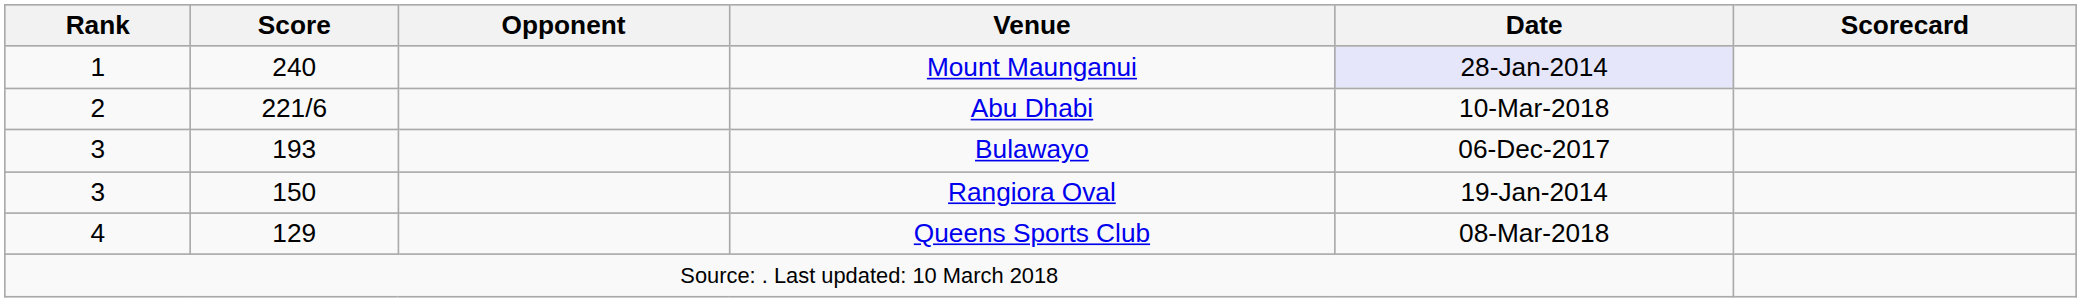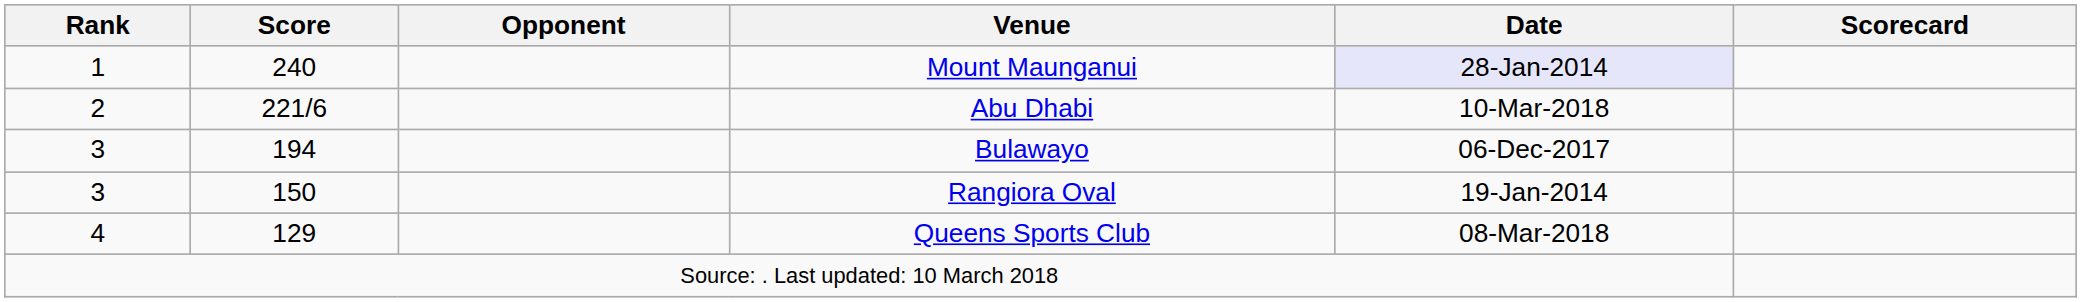(294, 150) 193 -> (294, 150) 194
